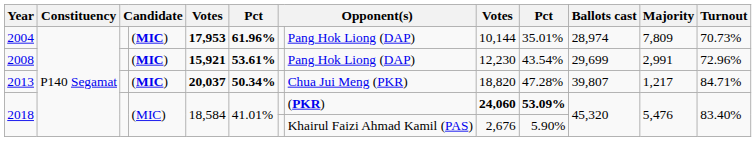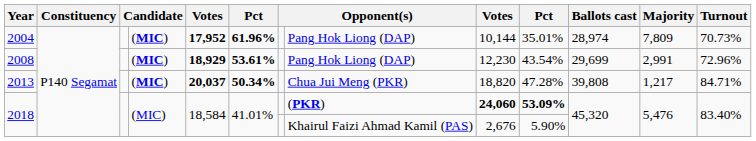(207, 37) 17,953 -> (207, 37) 17,952
(207, 59) 15,921 -> (207, 59) 18,929
(590, 81) 39,807 -> (590, 81) 39,808
